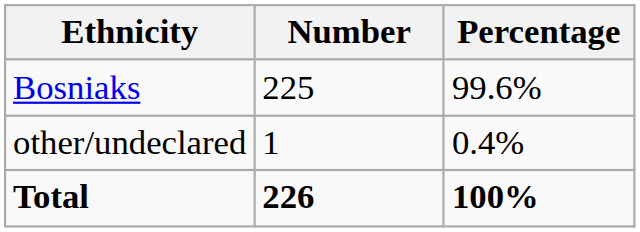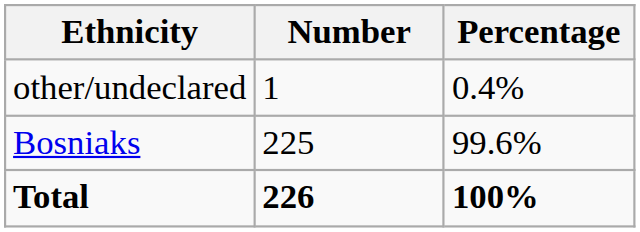rows swapped: (77, 87) <-> (130, 142)
